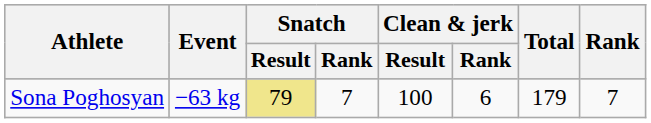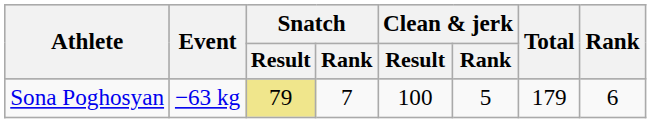(486, 98) 6 -> (486, 98) 5
(612, 98) 7 -> (612, 98) 6
